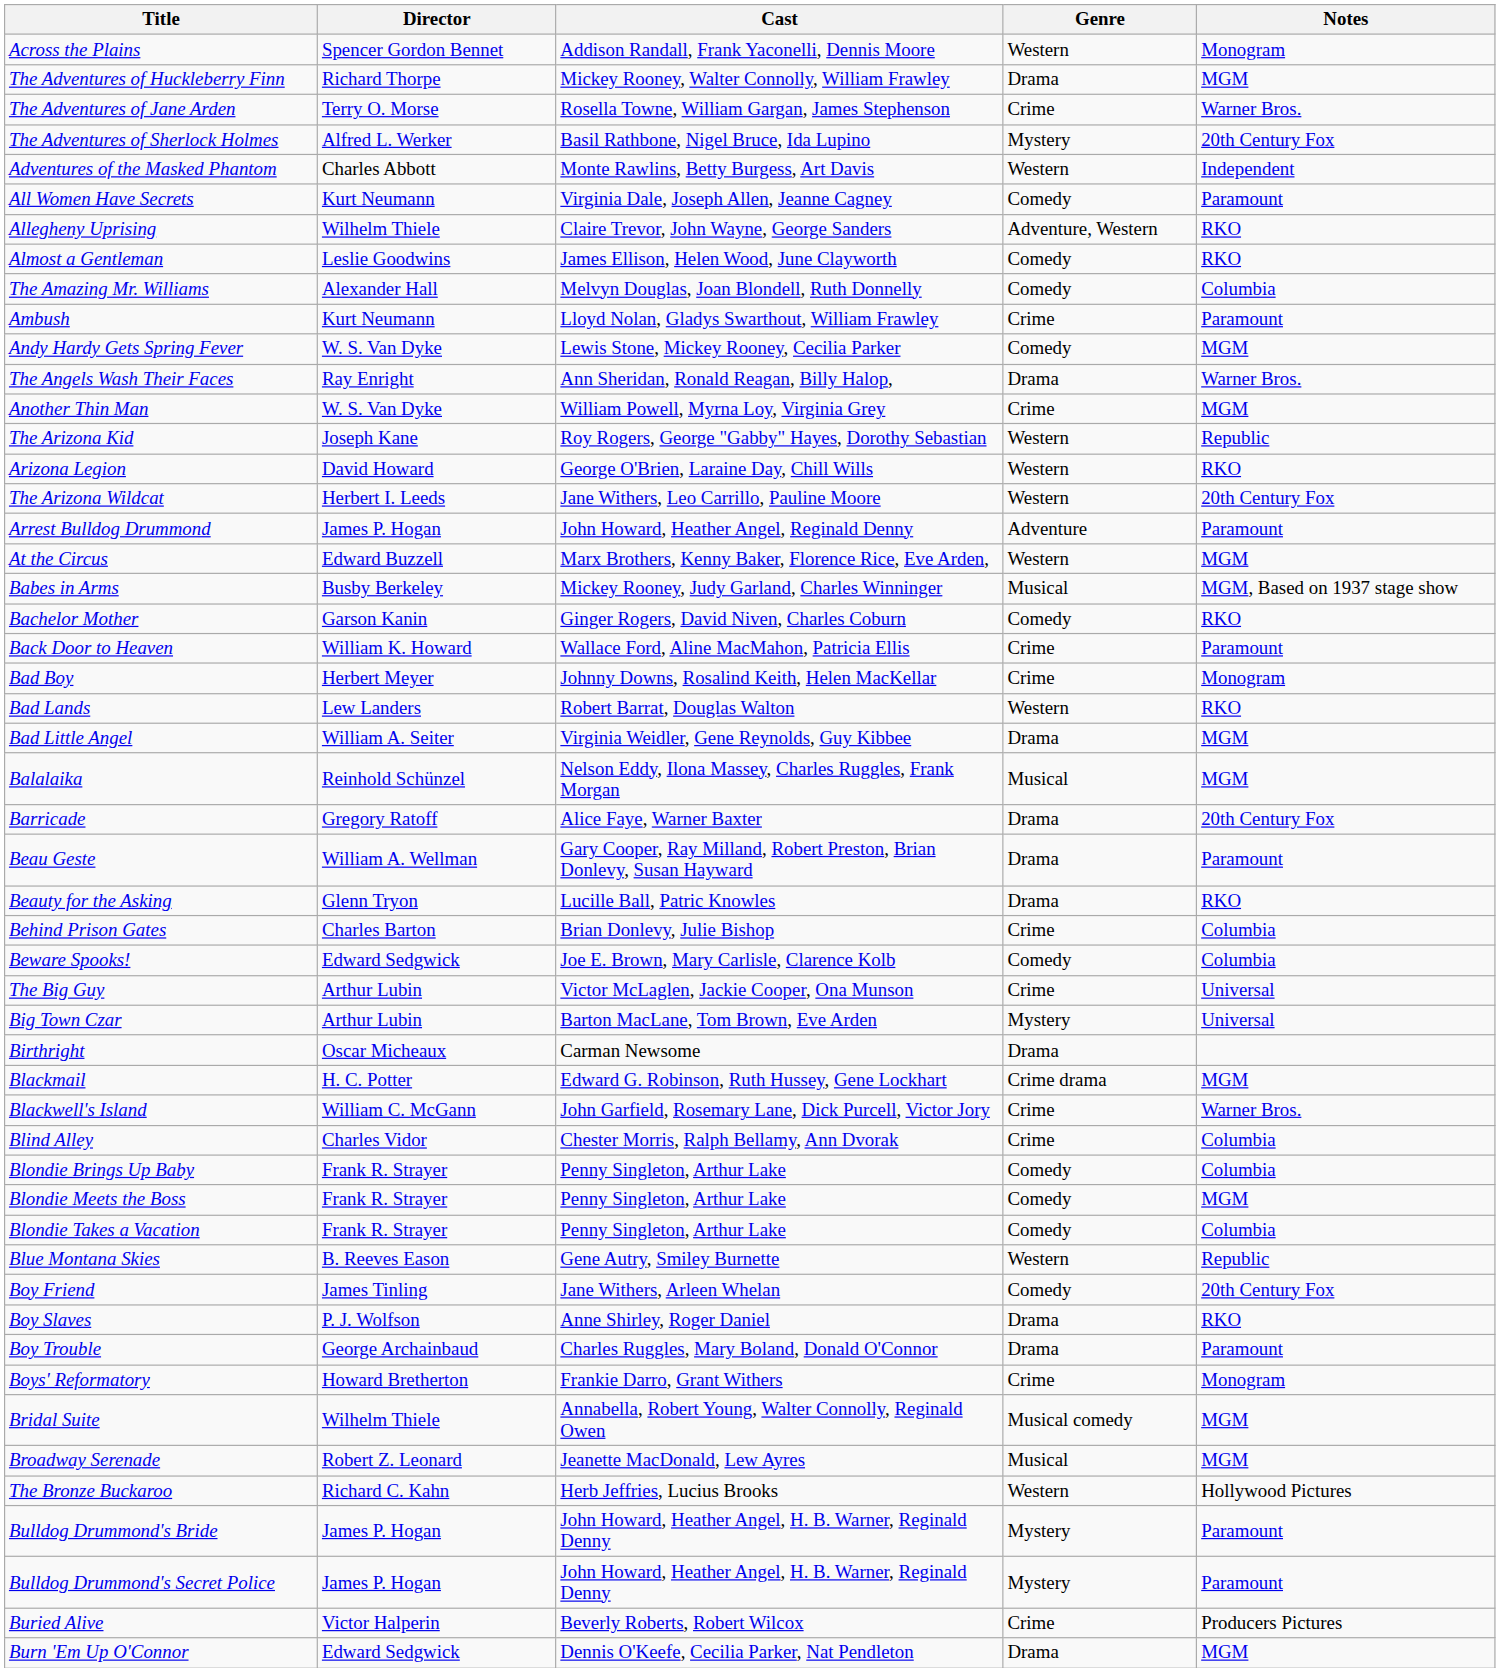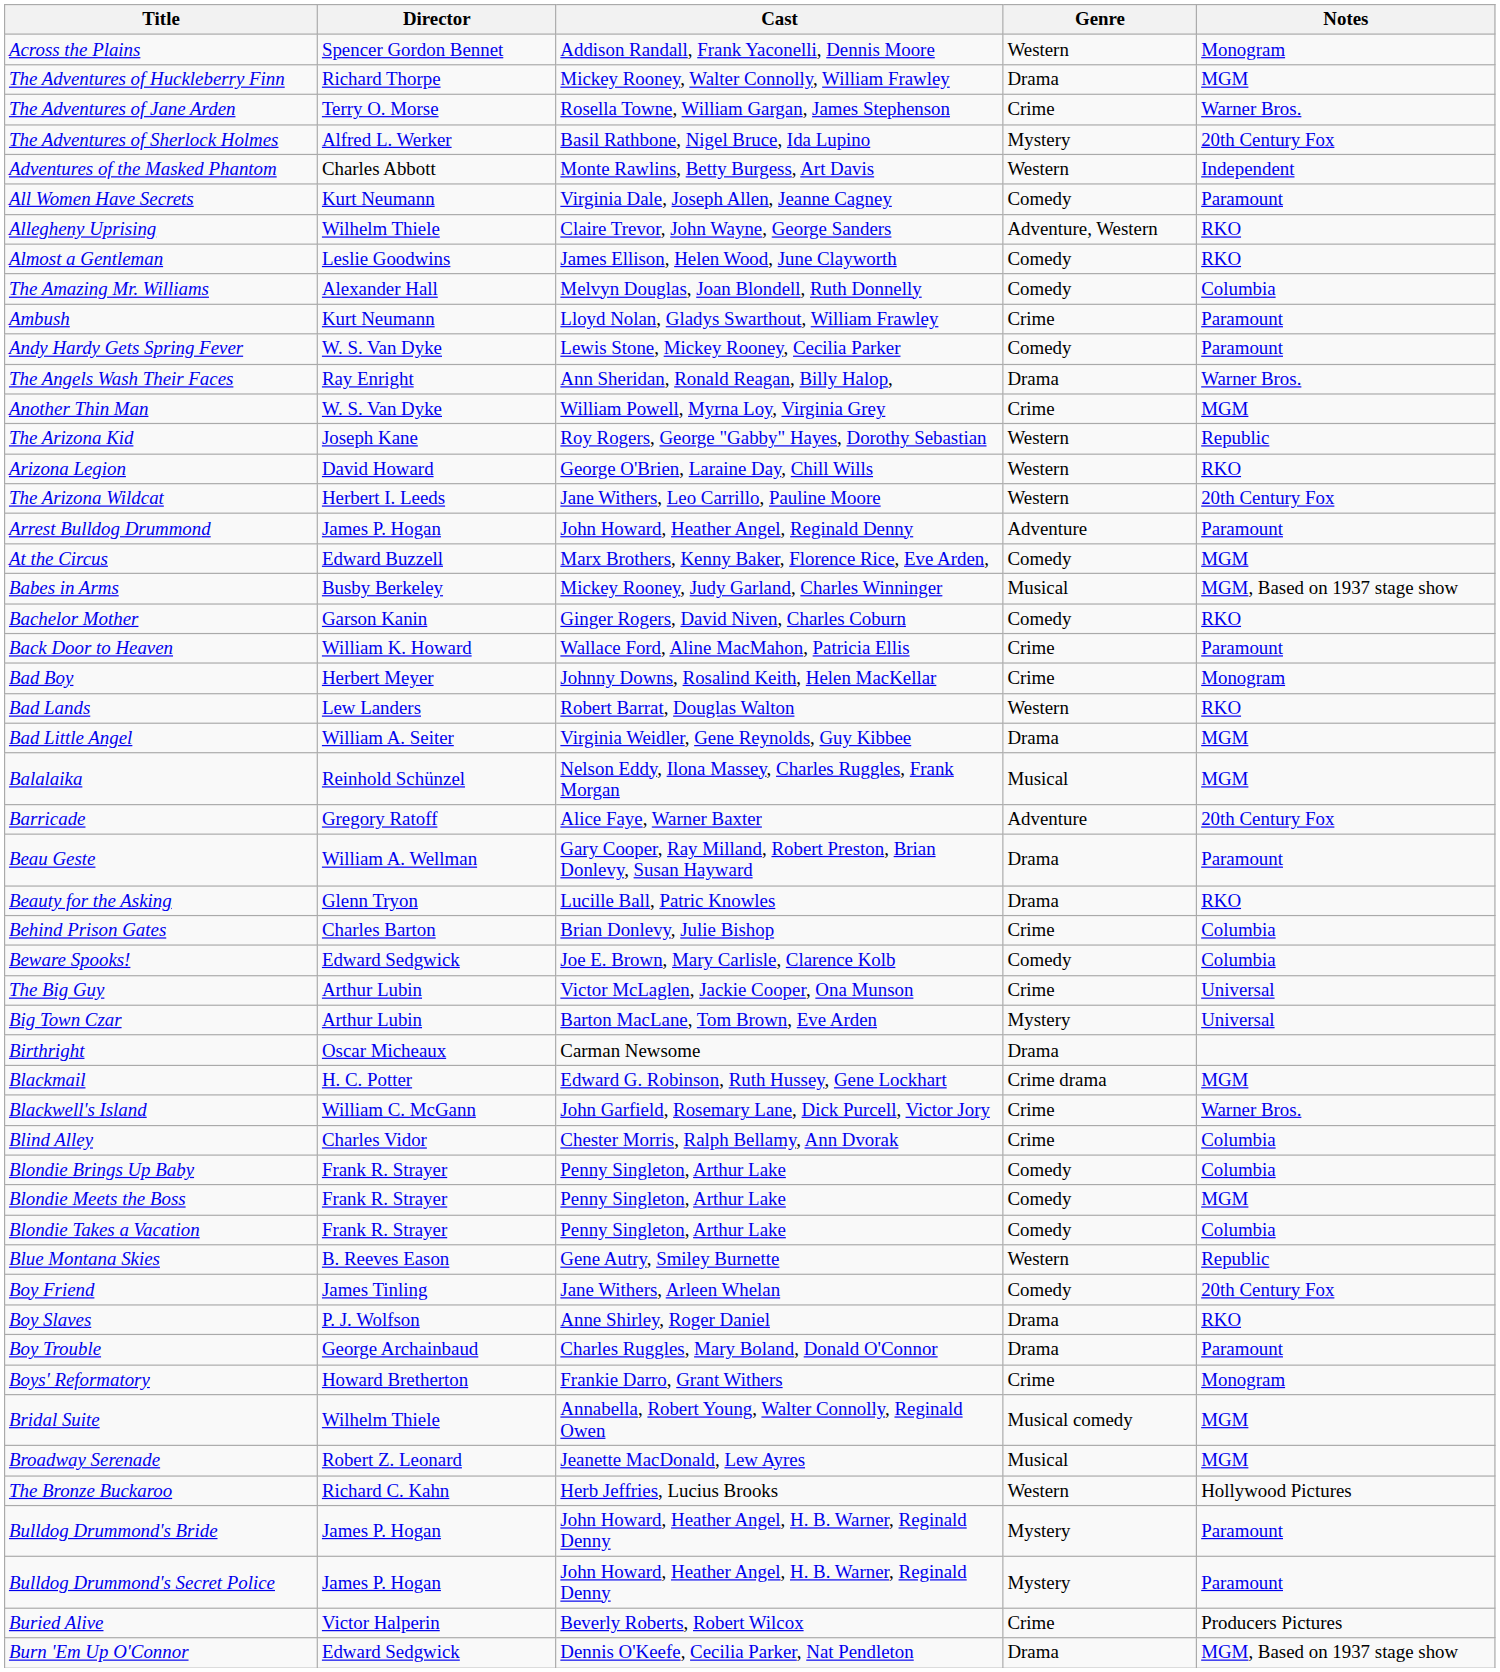(1225, 348) MGM -> (1242, 348) Paramount
(1038, 558) Western -> (1039, 558) Comedy
(1033, 819) Drama -> (1047, 819) Adventure
(1225, 1652) MGM -> (1330, 1652) MGM, Based on 1937 stage show
